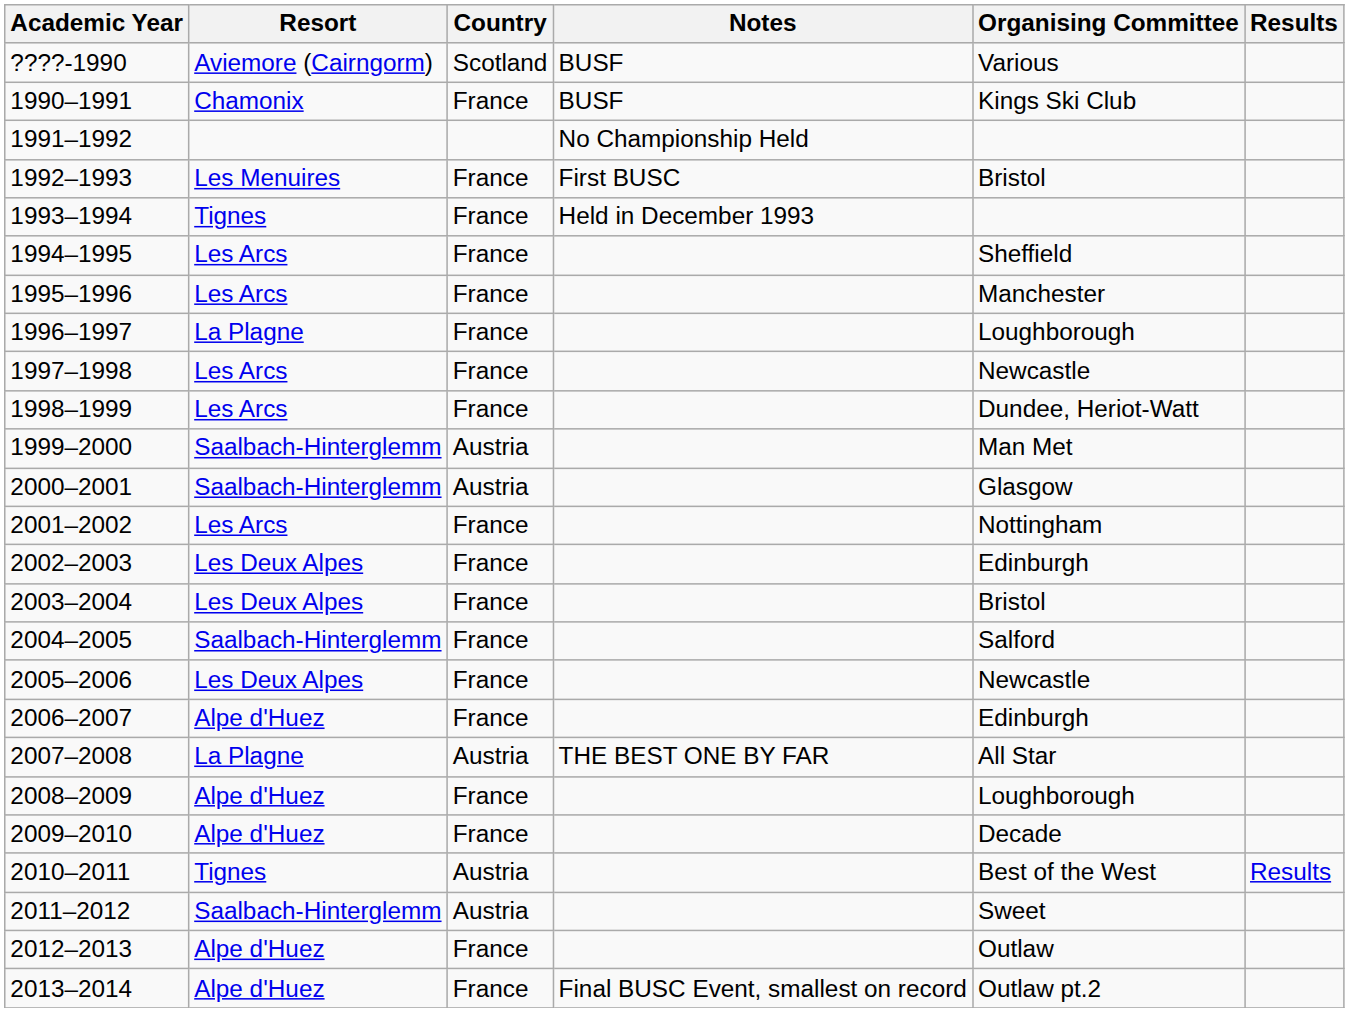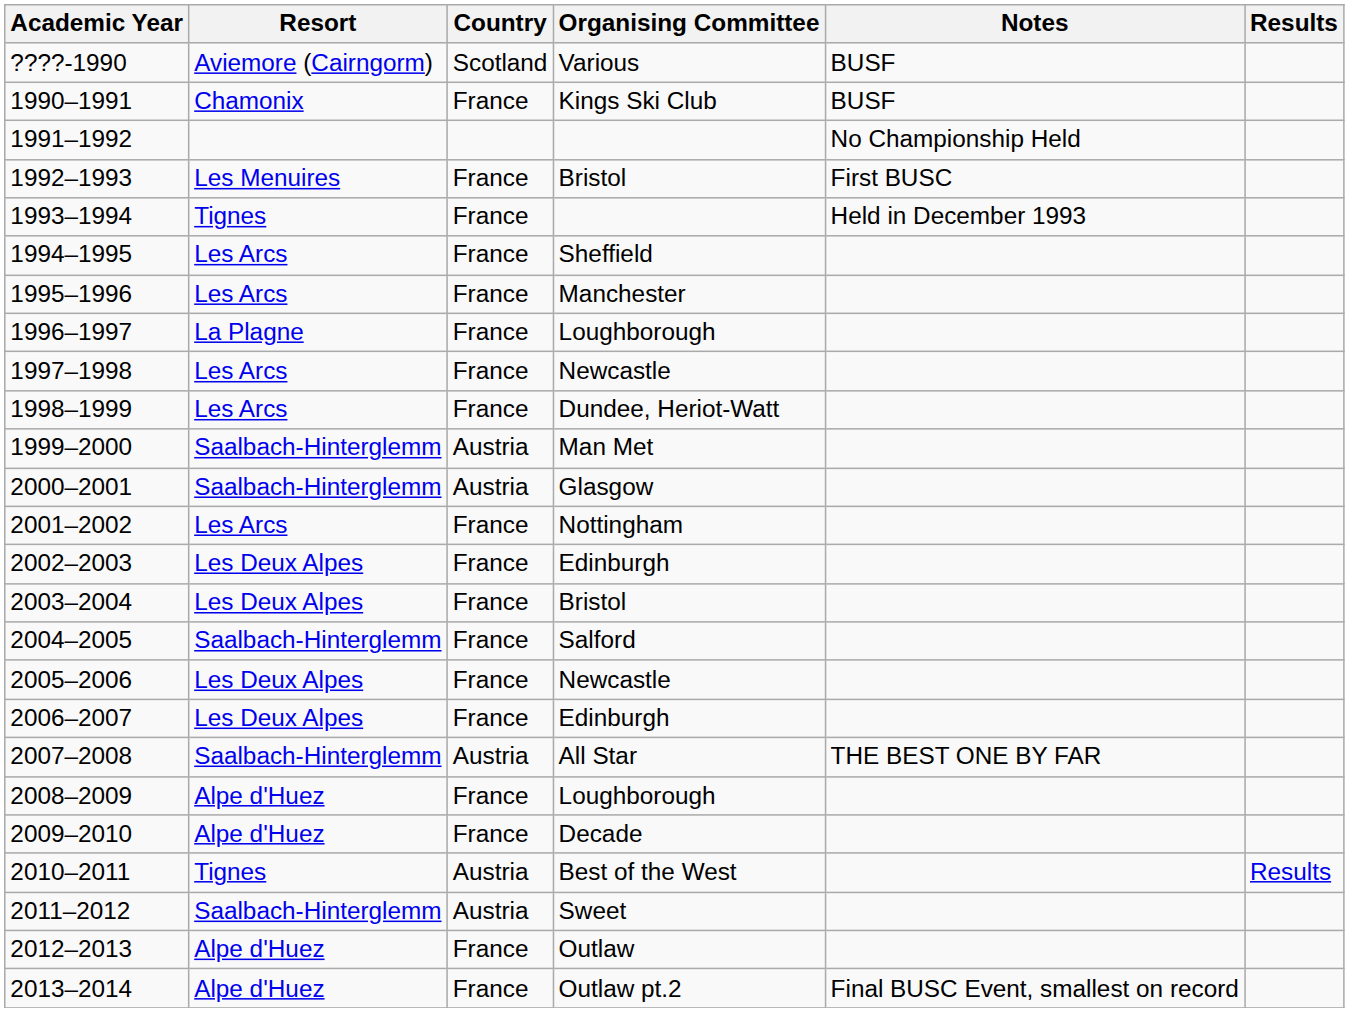columns swapped: (1108, 23) <-> (763, 23)
(259, 718) Alpe d'Huez -> (279, 718) Les Deux Alpes
(249, 756) La Plagne -> (318, 756) Saalbach-Hinterglemm
